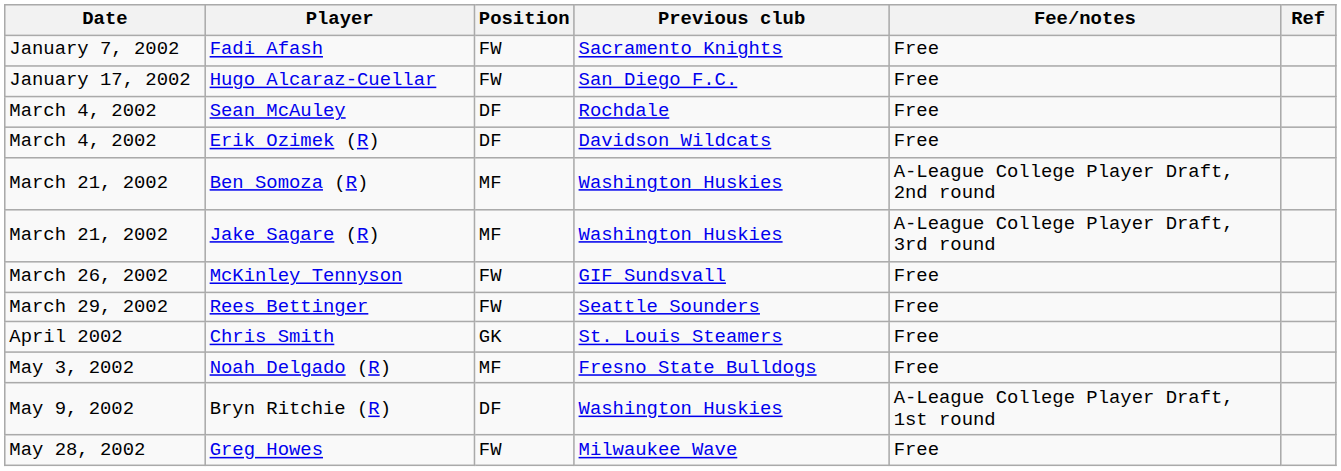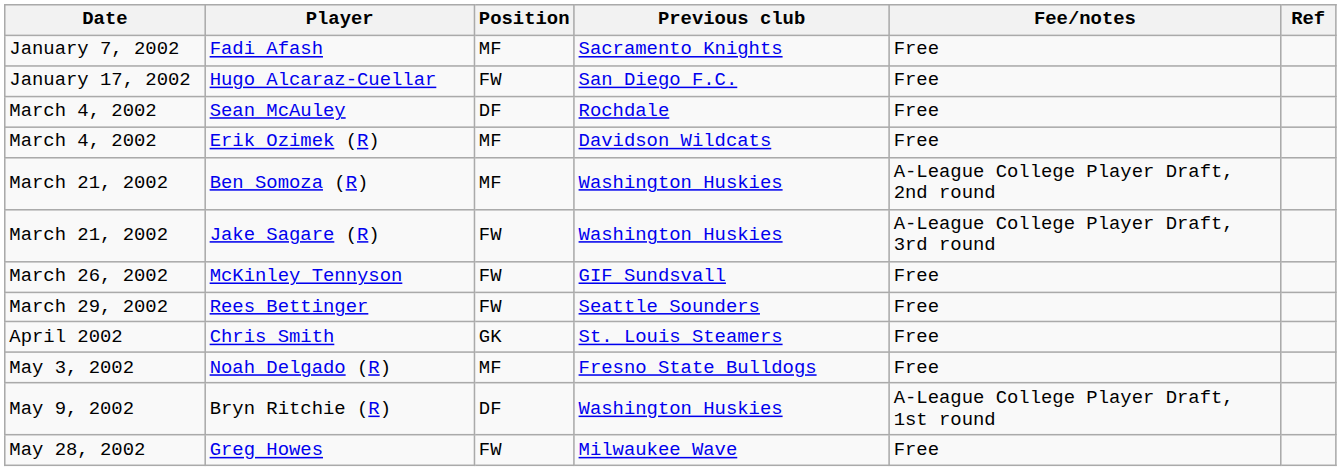(490, 51) FW -> (490, 51) MF
(490, 142) DF -> (490, 142) MF
(490, 236) MF -> (490, 236) FW
